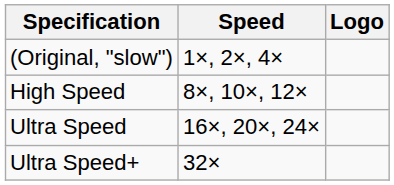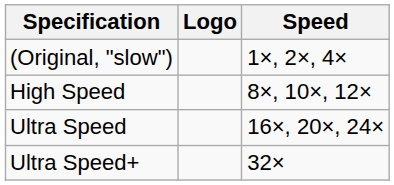columns swapped: (357, 22) <-> (251, 22)
